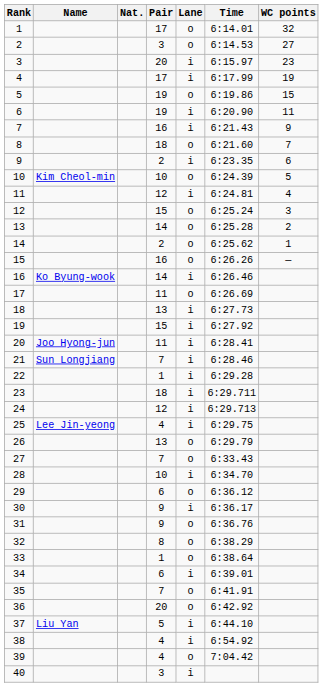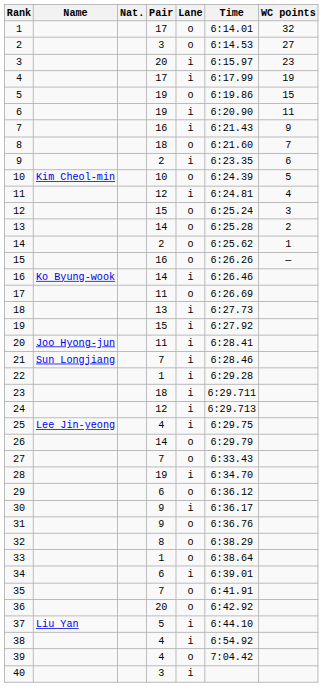(161, 442) 13 -> (161, 442) 14
(161, 475) 10 -> (161, 475) 19
